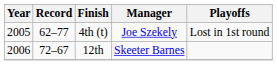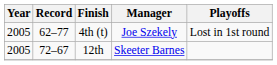(19, 50) 2006 -> (19, 50) 2005
